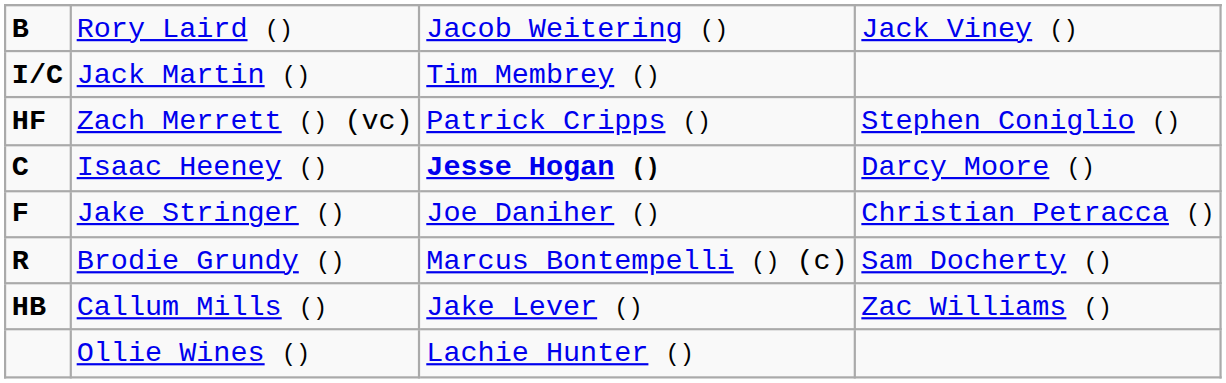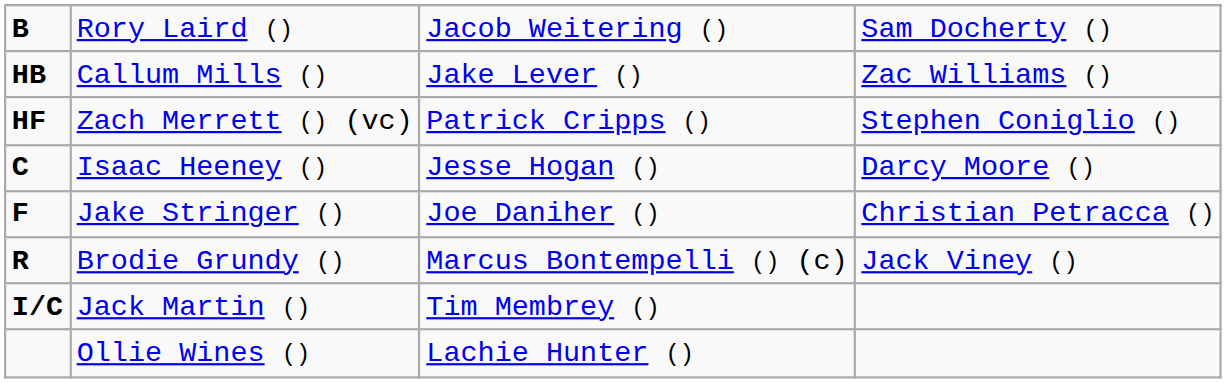(970, 28) Jack Viney () -> (987, 28) Sam Docherty ()
rows swapped: (202, 307) <-> (193, 75)
(543, 167) bold -> (543, 167) normal
(987, 260) Sam Docherty () -> (970, 260) Jack Viney ()
